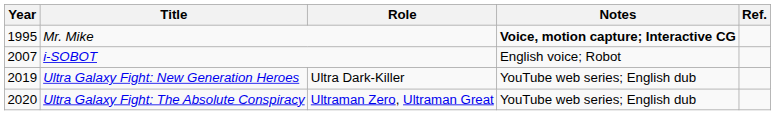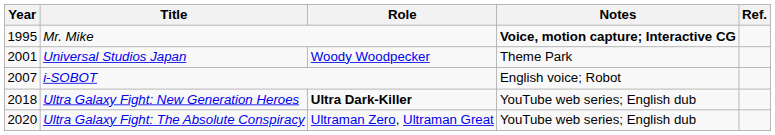+ row: (115, 57)
(22, 78) 2019 -> (22, 99) 2018
(358, 78) normal -> (361, 99) bold
